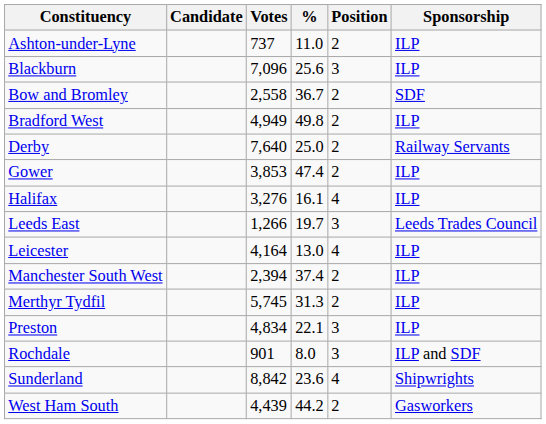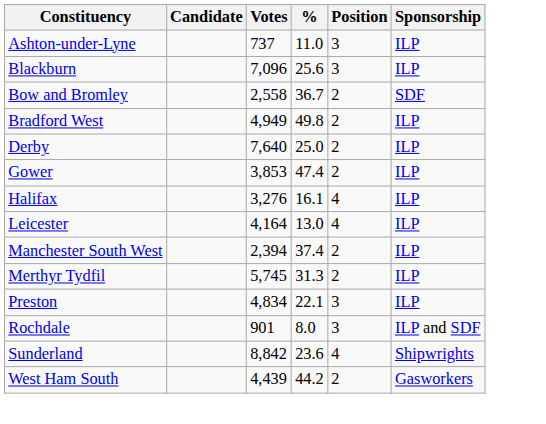(335, 43) 2 -> (335, 43) 3
(452, 146) Railway Servants -> (407, 146) ILP
- row: (44, 224)
